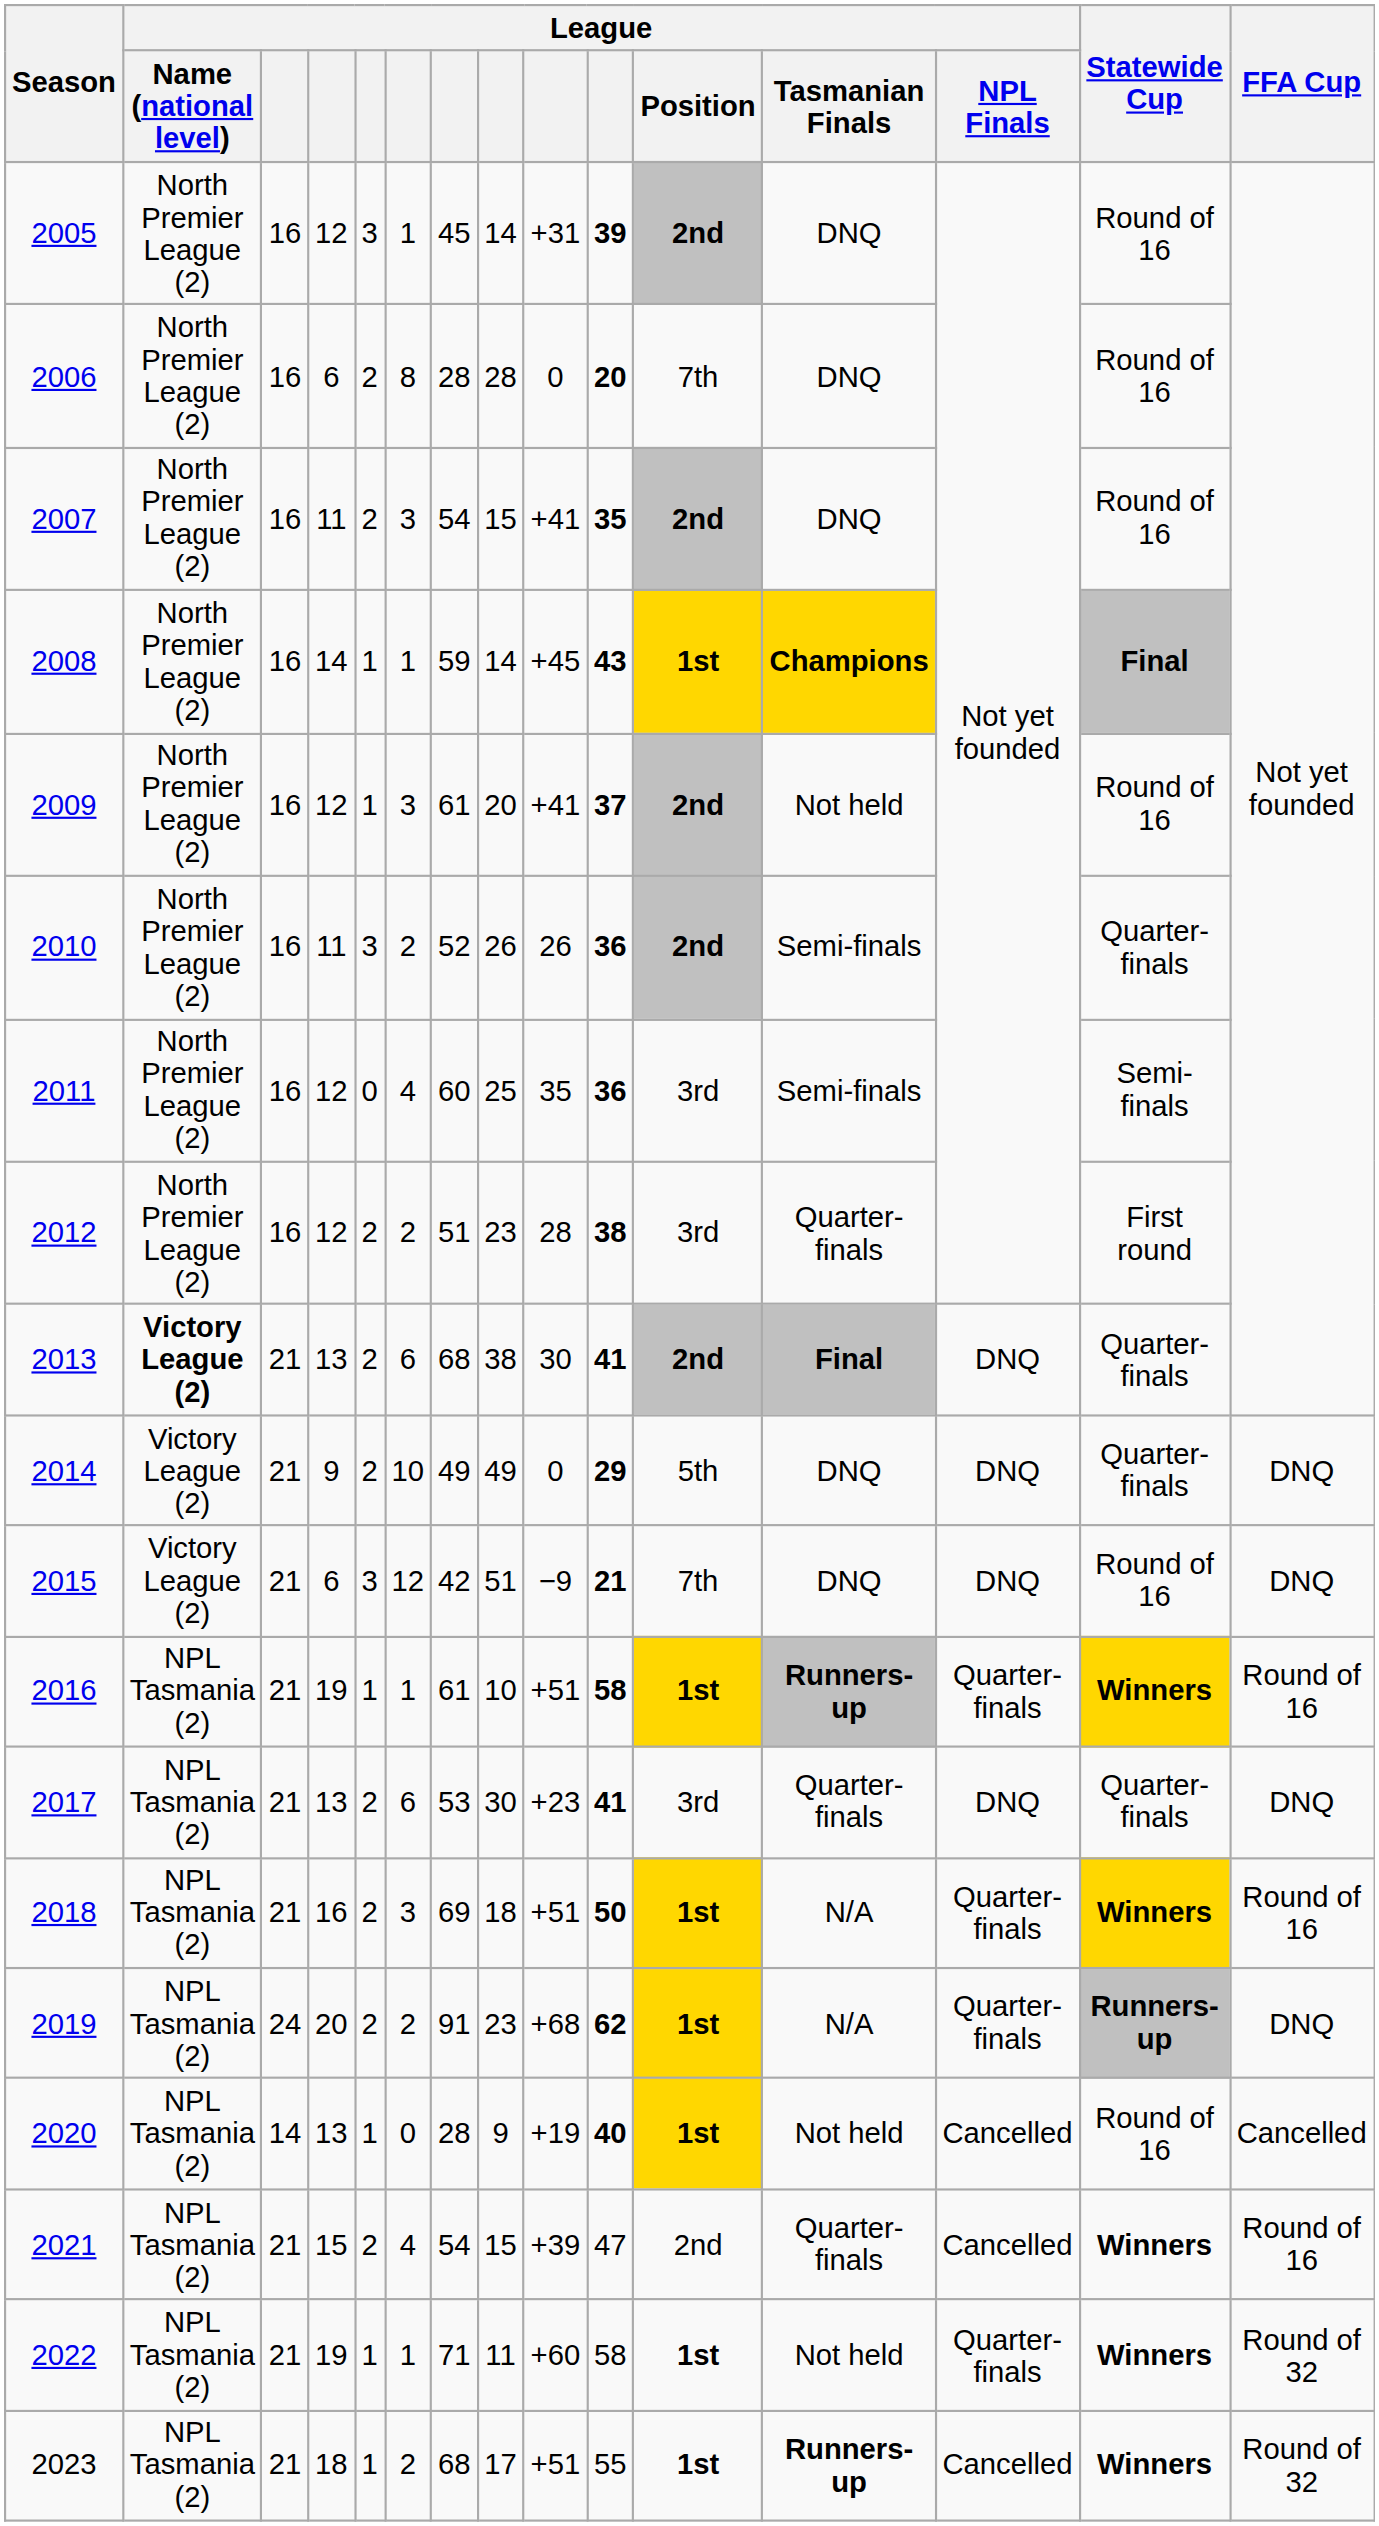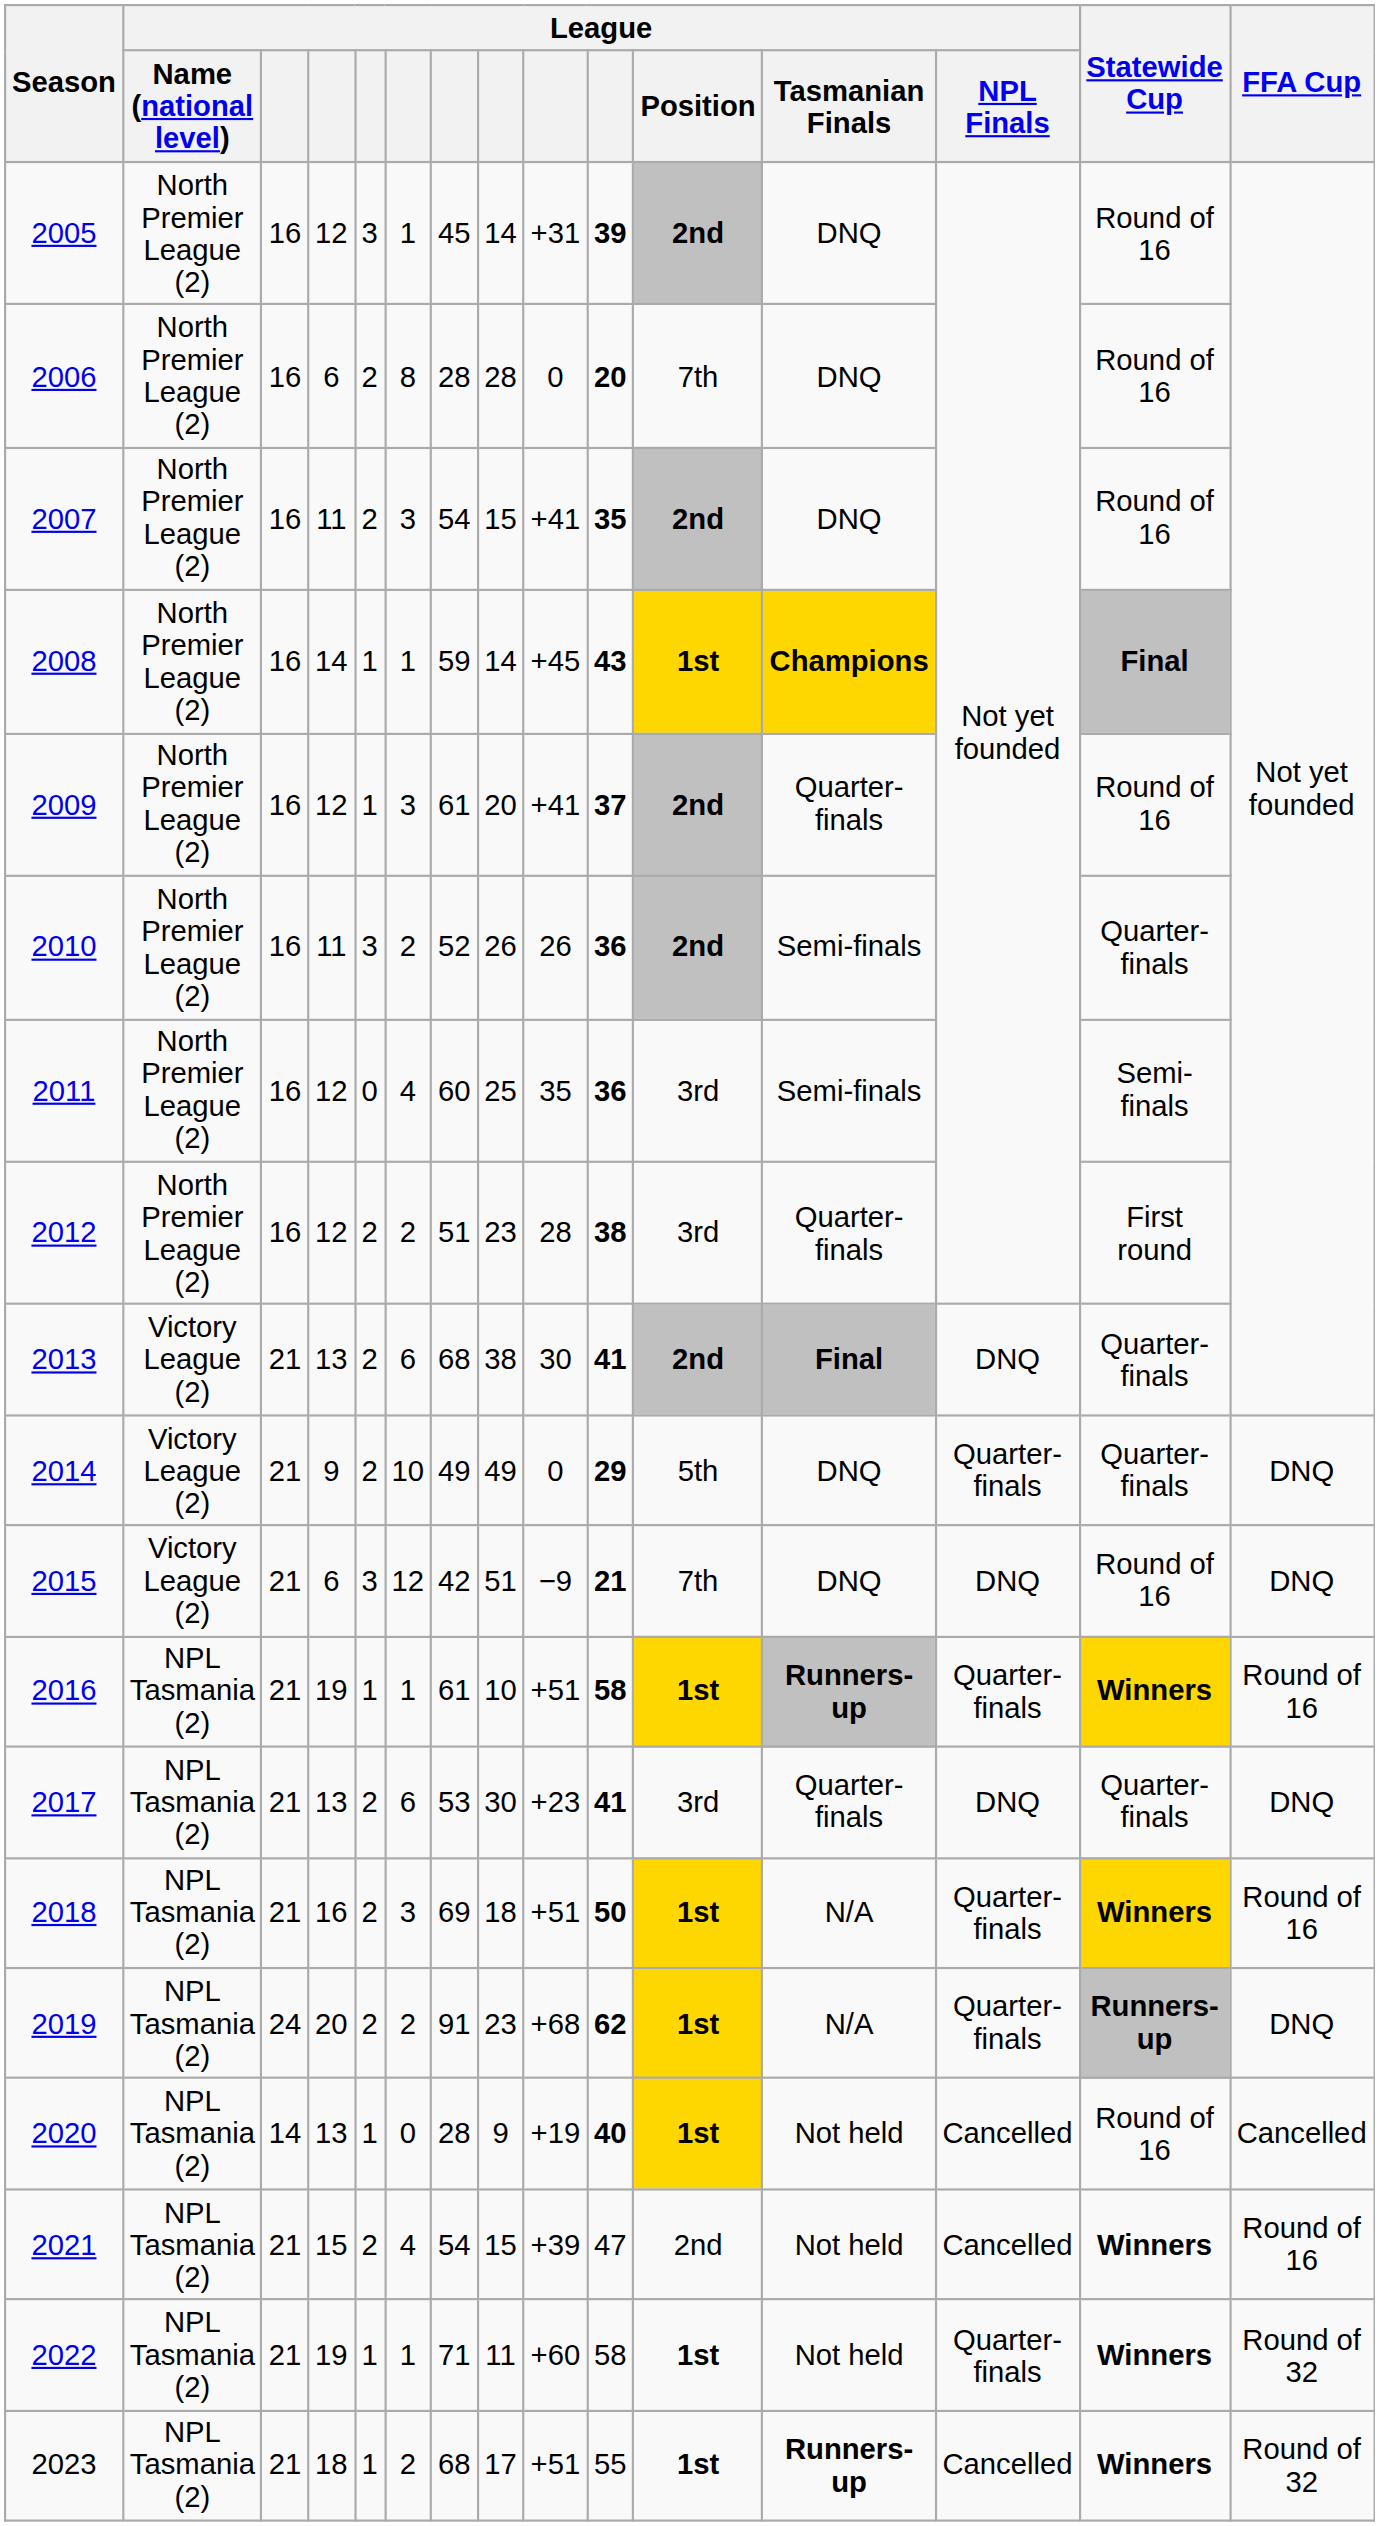(849, 804) Not held -> (849, 804) Quarter-finals
(192, 1359) bold -> (192, 1359) normal
(1008, 1470) DNQ -> (1008, 1470) Quarter-finals
(849, 2244) Quarter-finals -> (849, 2244) Not held
